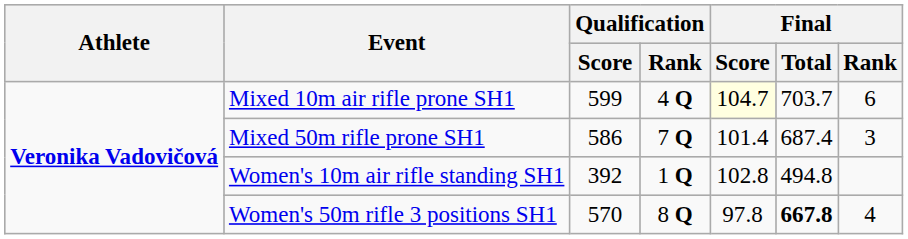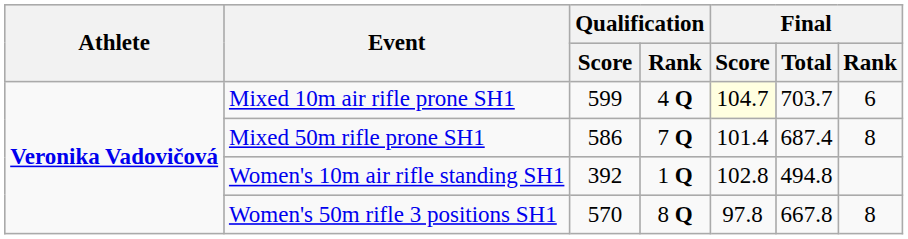(870, 137) 3 -> (870, 137) 8
(807, 213) bold -> (807, 213) normal
(870, 213) 4 -> (870, 213) 8
